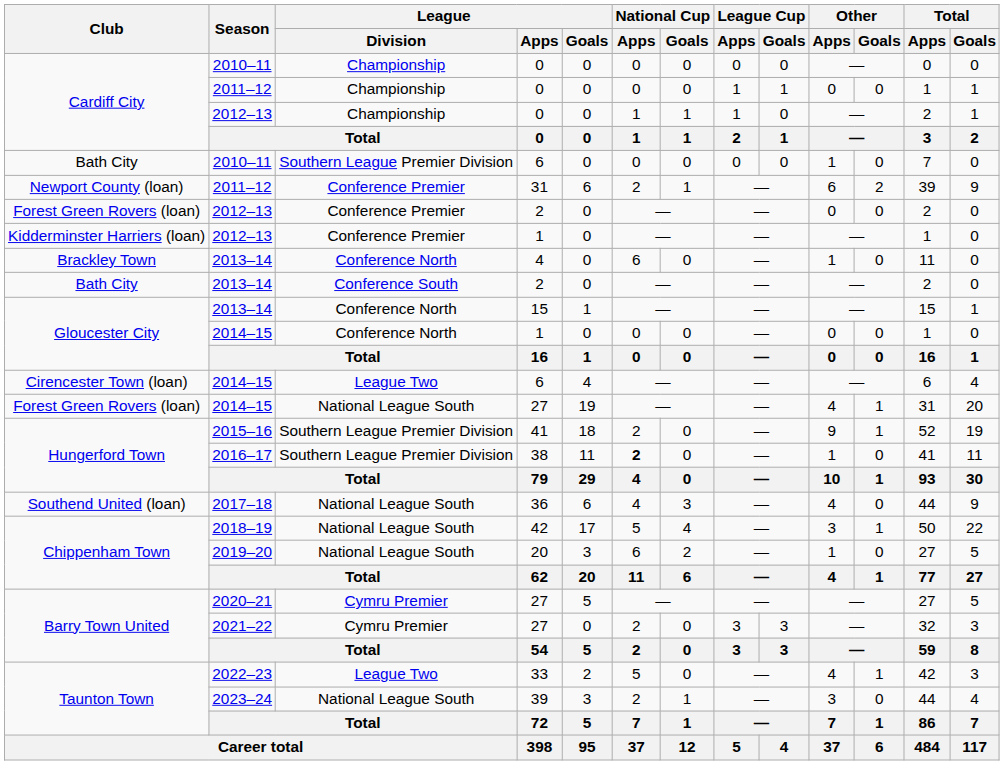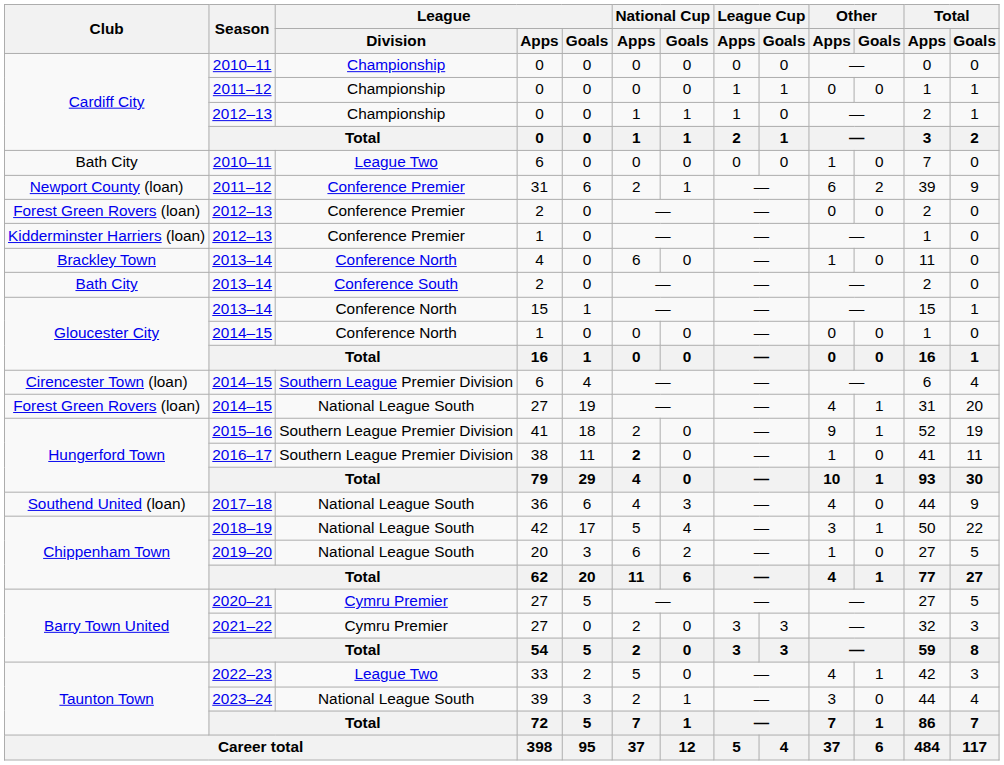(396, 162) Southern League Premier Division -> (396, 162) League Two
(396, 382) League Two -> (396, 382) Southern League Premier Division
